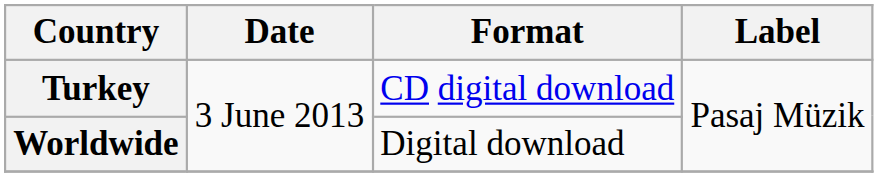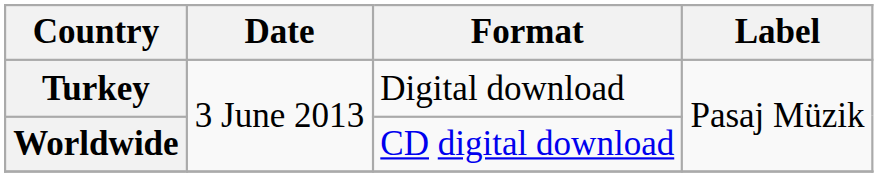(527, 87) CD digital download -> (502, 87) Digital download
(502, 143) Digital download -> (527, 143) CD digital download
